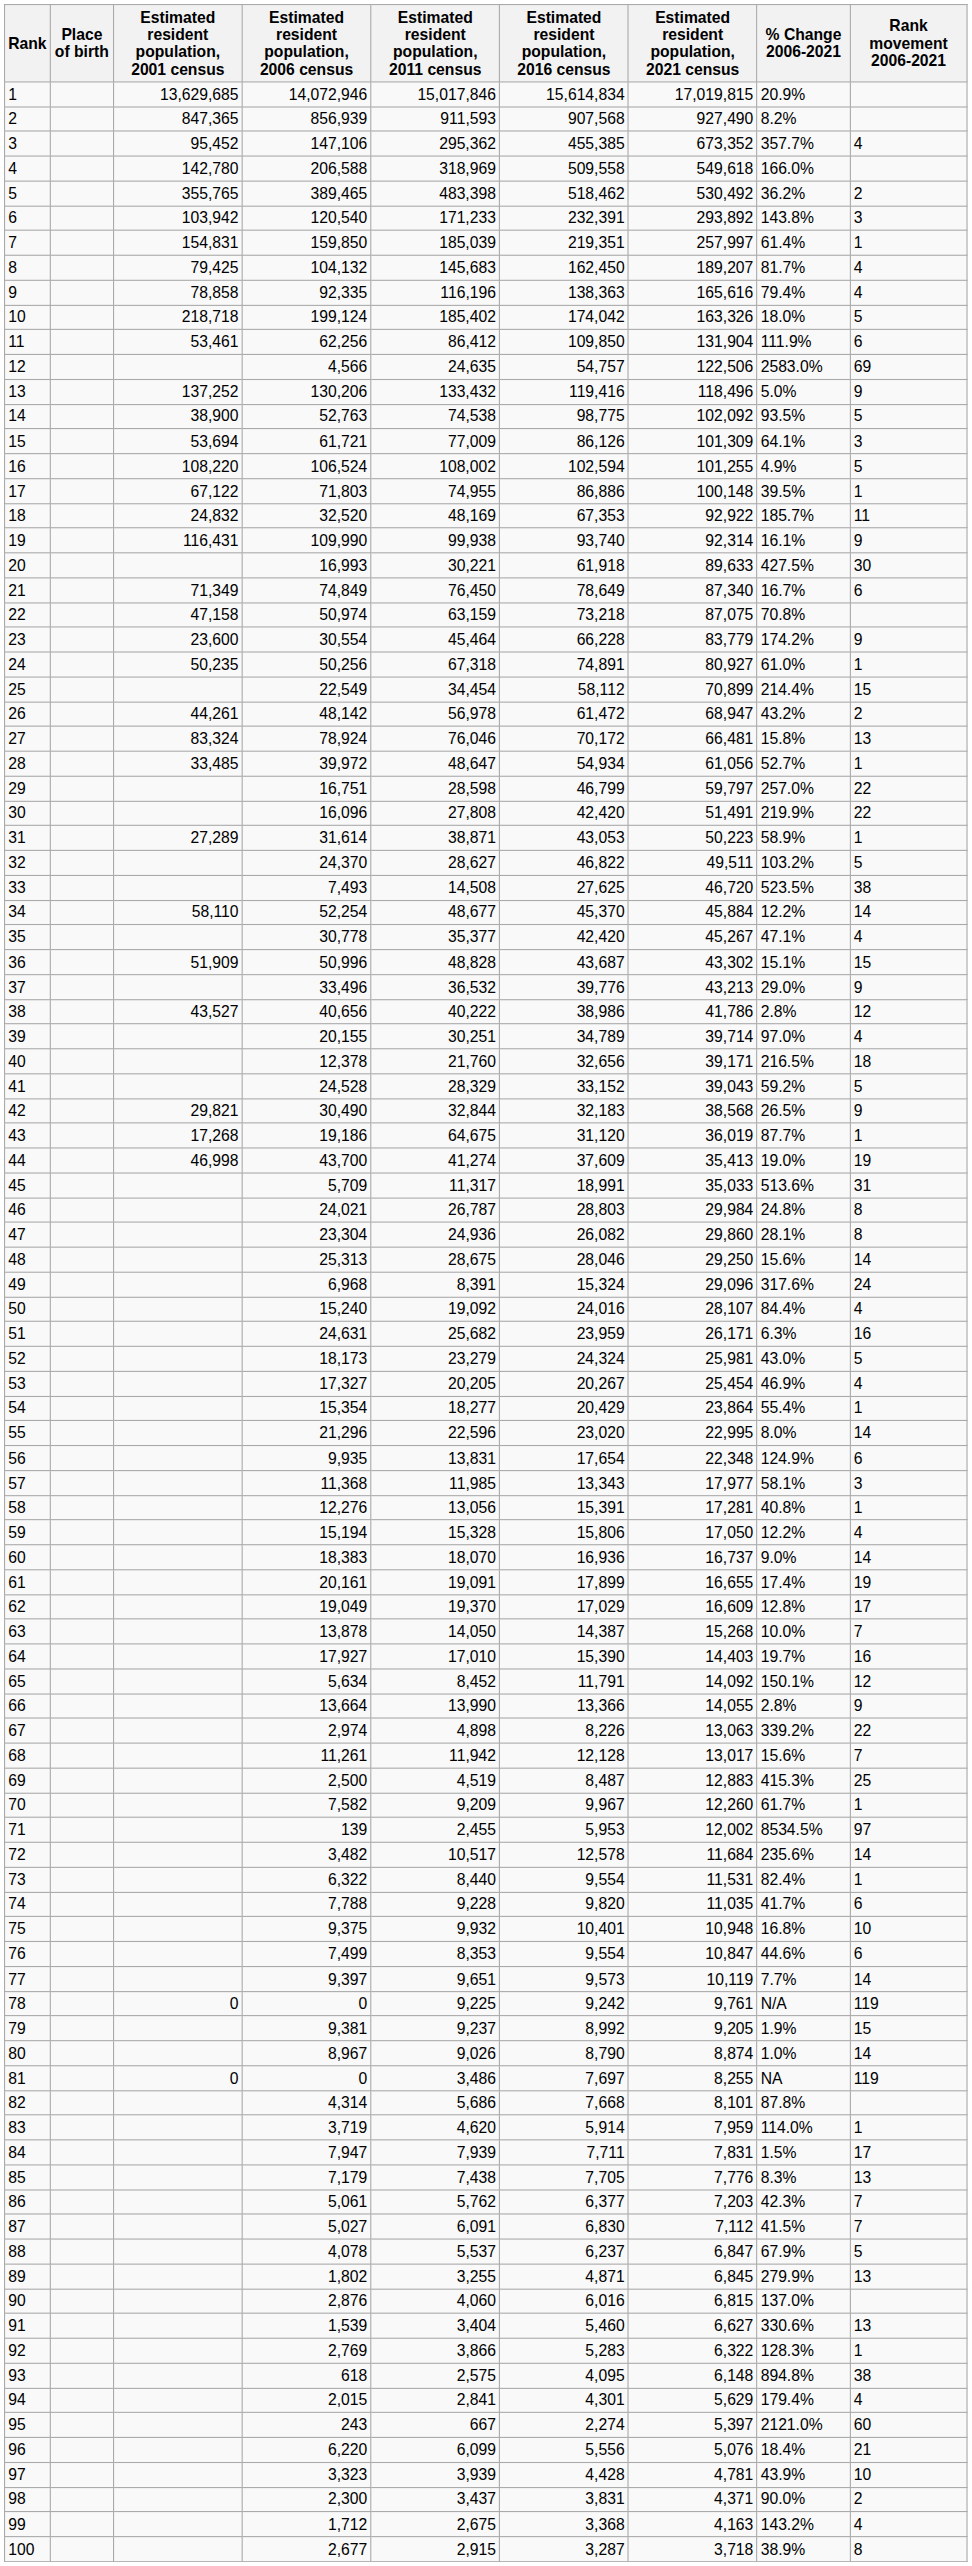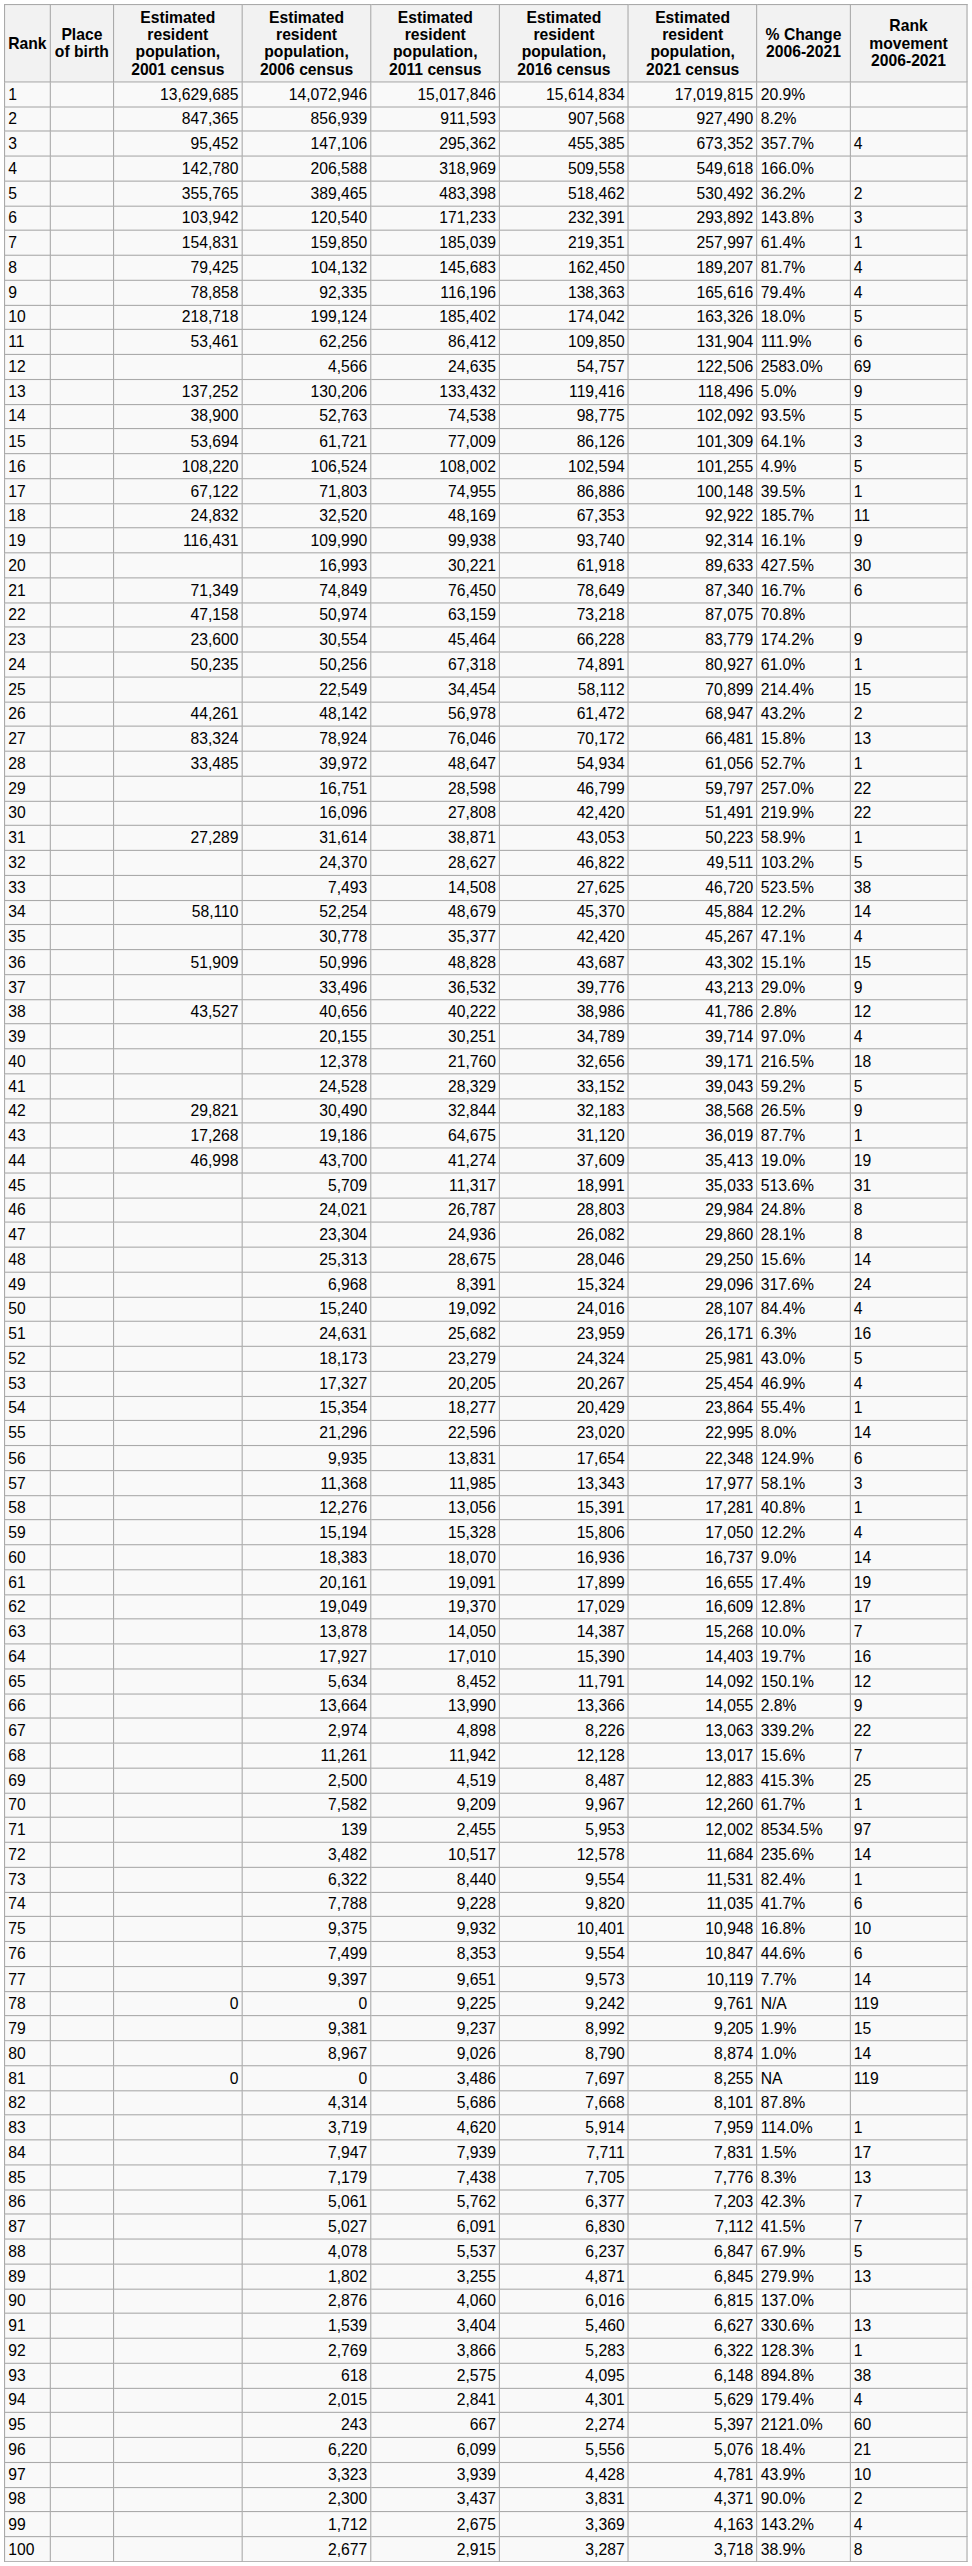(472, 913) 48,677 -> (472, 913) 48,679
(605, 2525) 3,368 -> (605, 2525) 3,369
